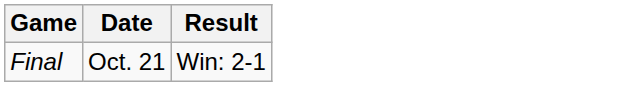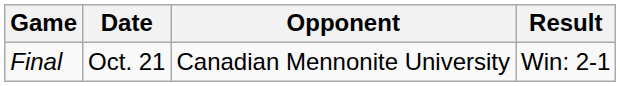+ column: (343, 23)
